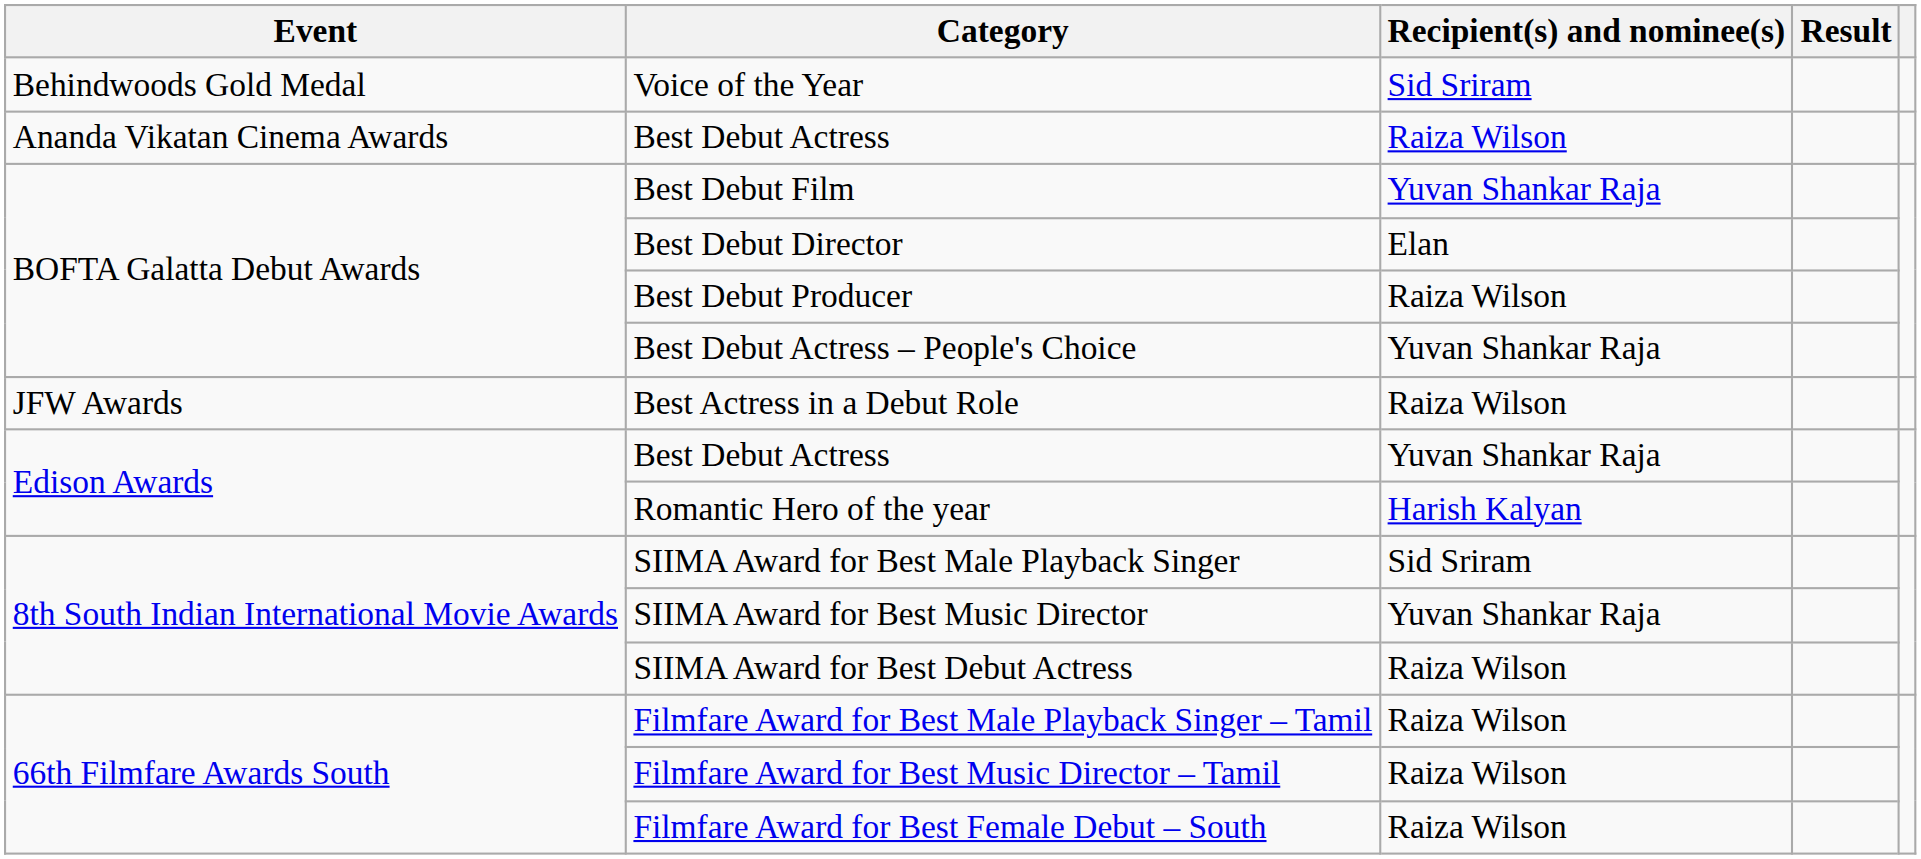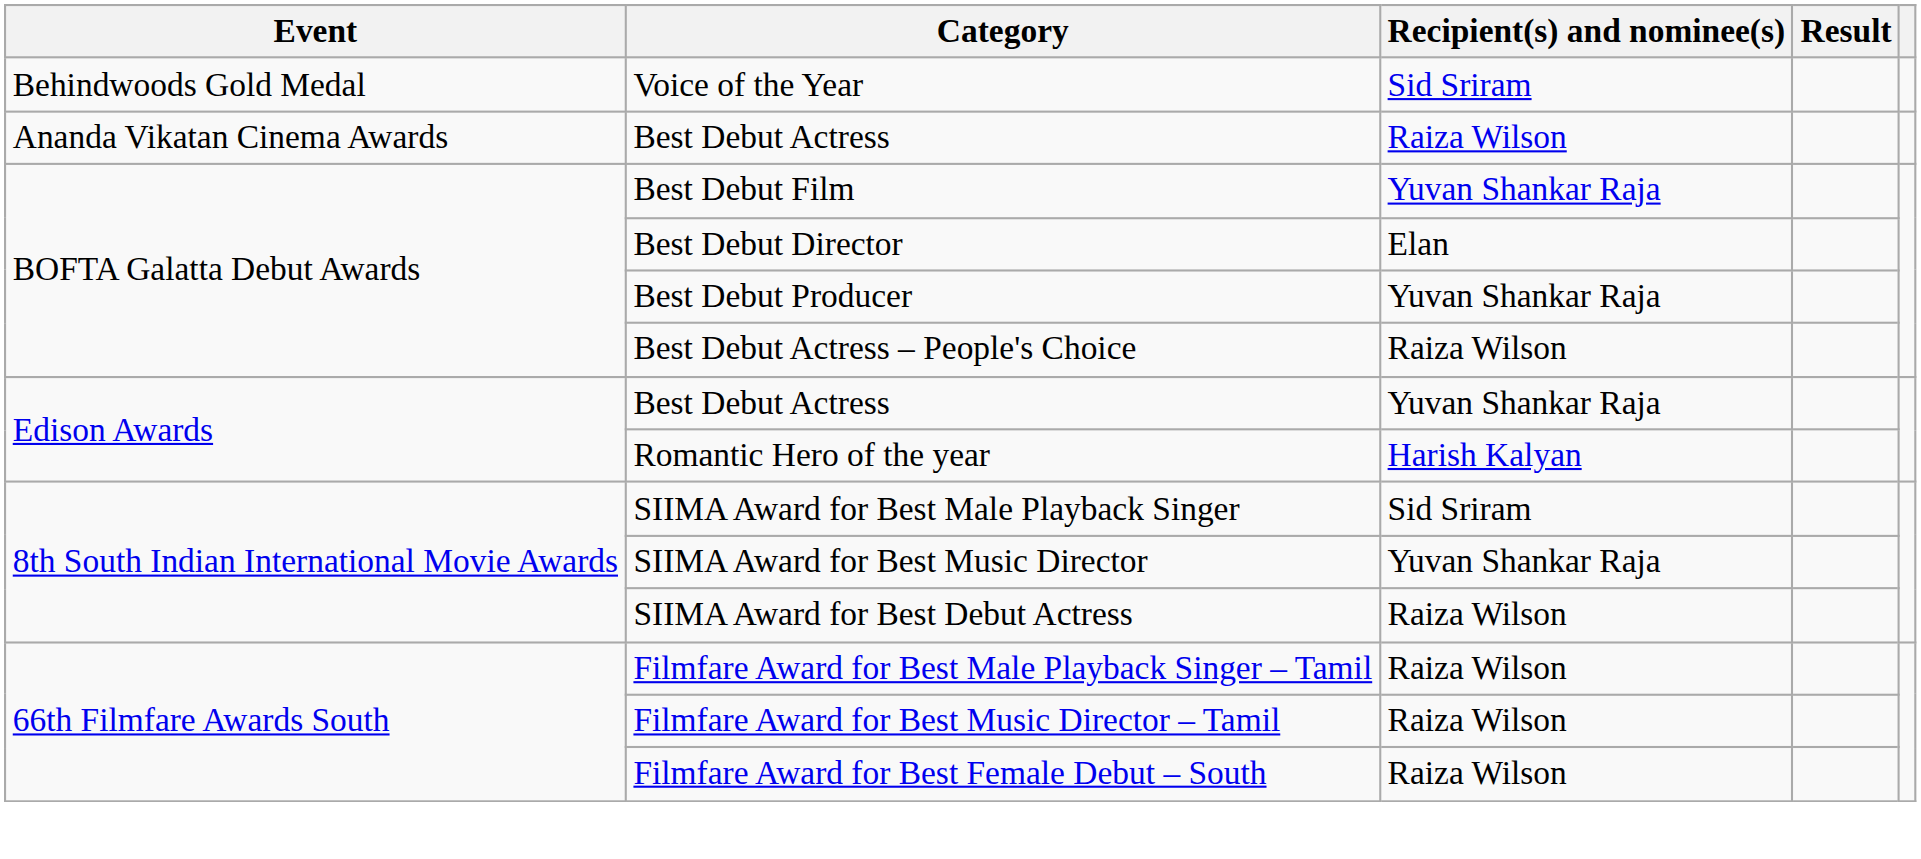(1477, 296) Raiza Wilson -> (1524, 296) Yuvan Shankar Raja
(1524, 349) Yuvan Shankar Raja -> (1477, 349) Raiza Wilson
- row: (98, 402)
